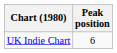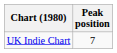(92, 40) 6 -> (92, 40) 7
